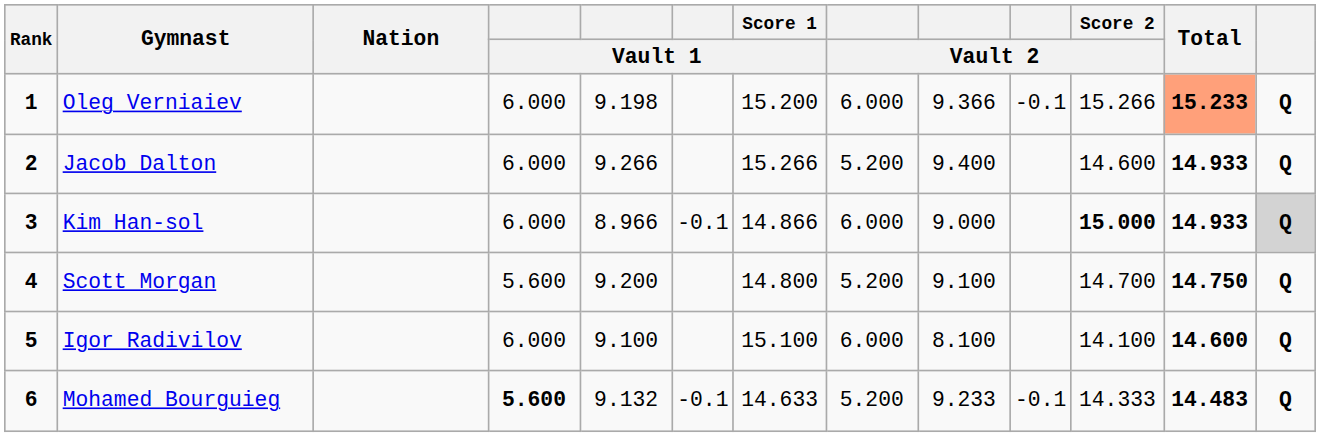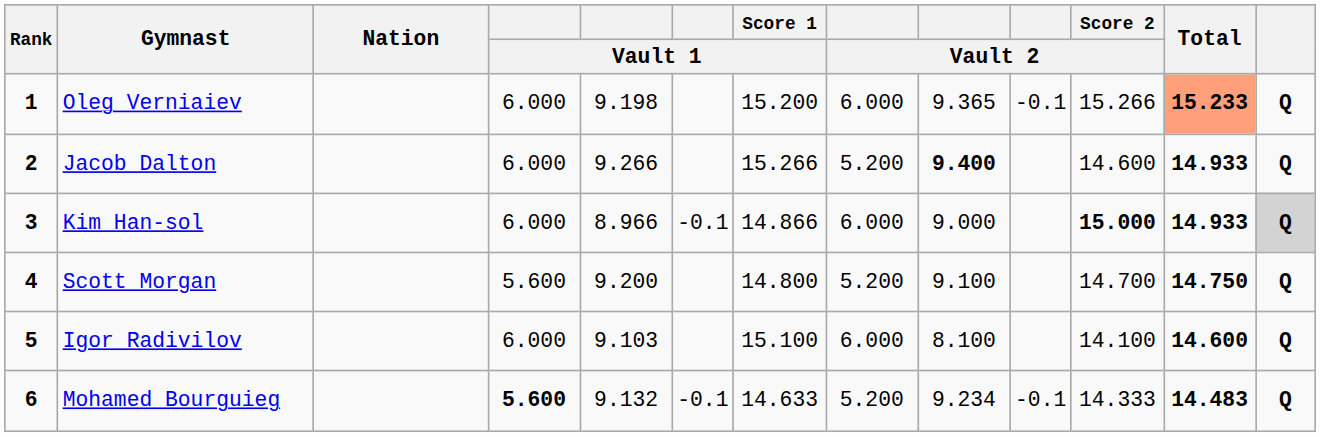(964, 104) 9.366 -> (964, 104) 9.365
(964, 163) normal -> (964, 163) bold
(626, 341) 9.100 -> (626, 341) 9.103
(964, 401) 9.233 -> (964, 401) 9.234
